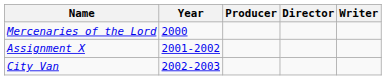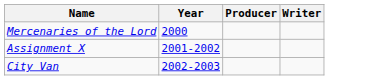- column: (308, 13)
